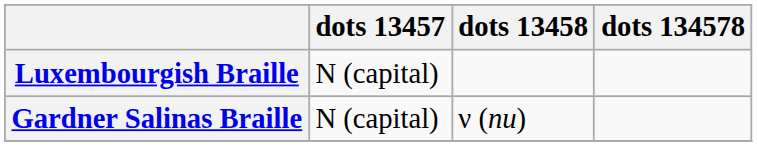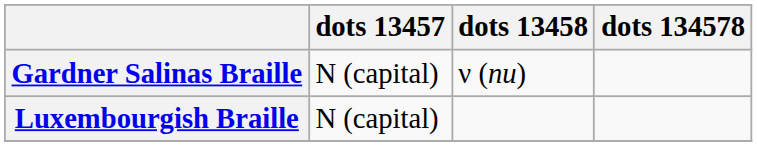rows swapped: (157, 118) <-> (157, 72)
